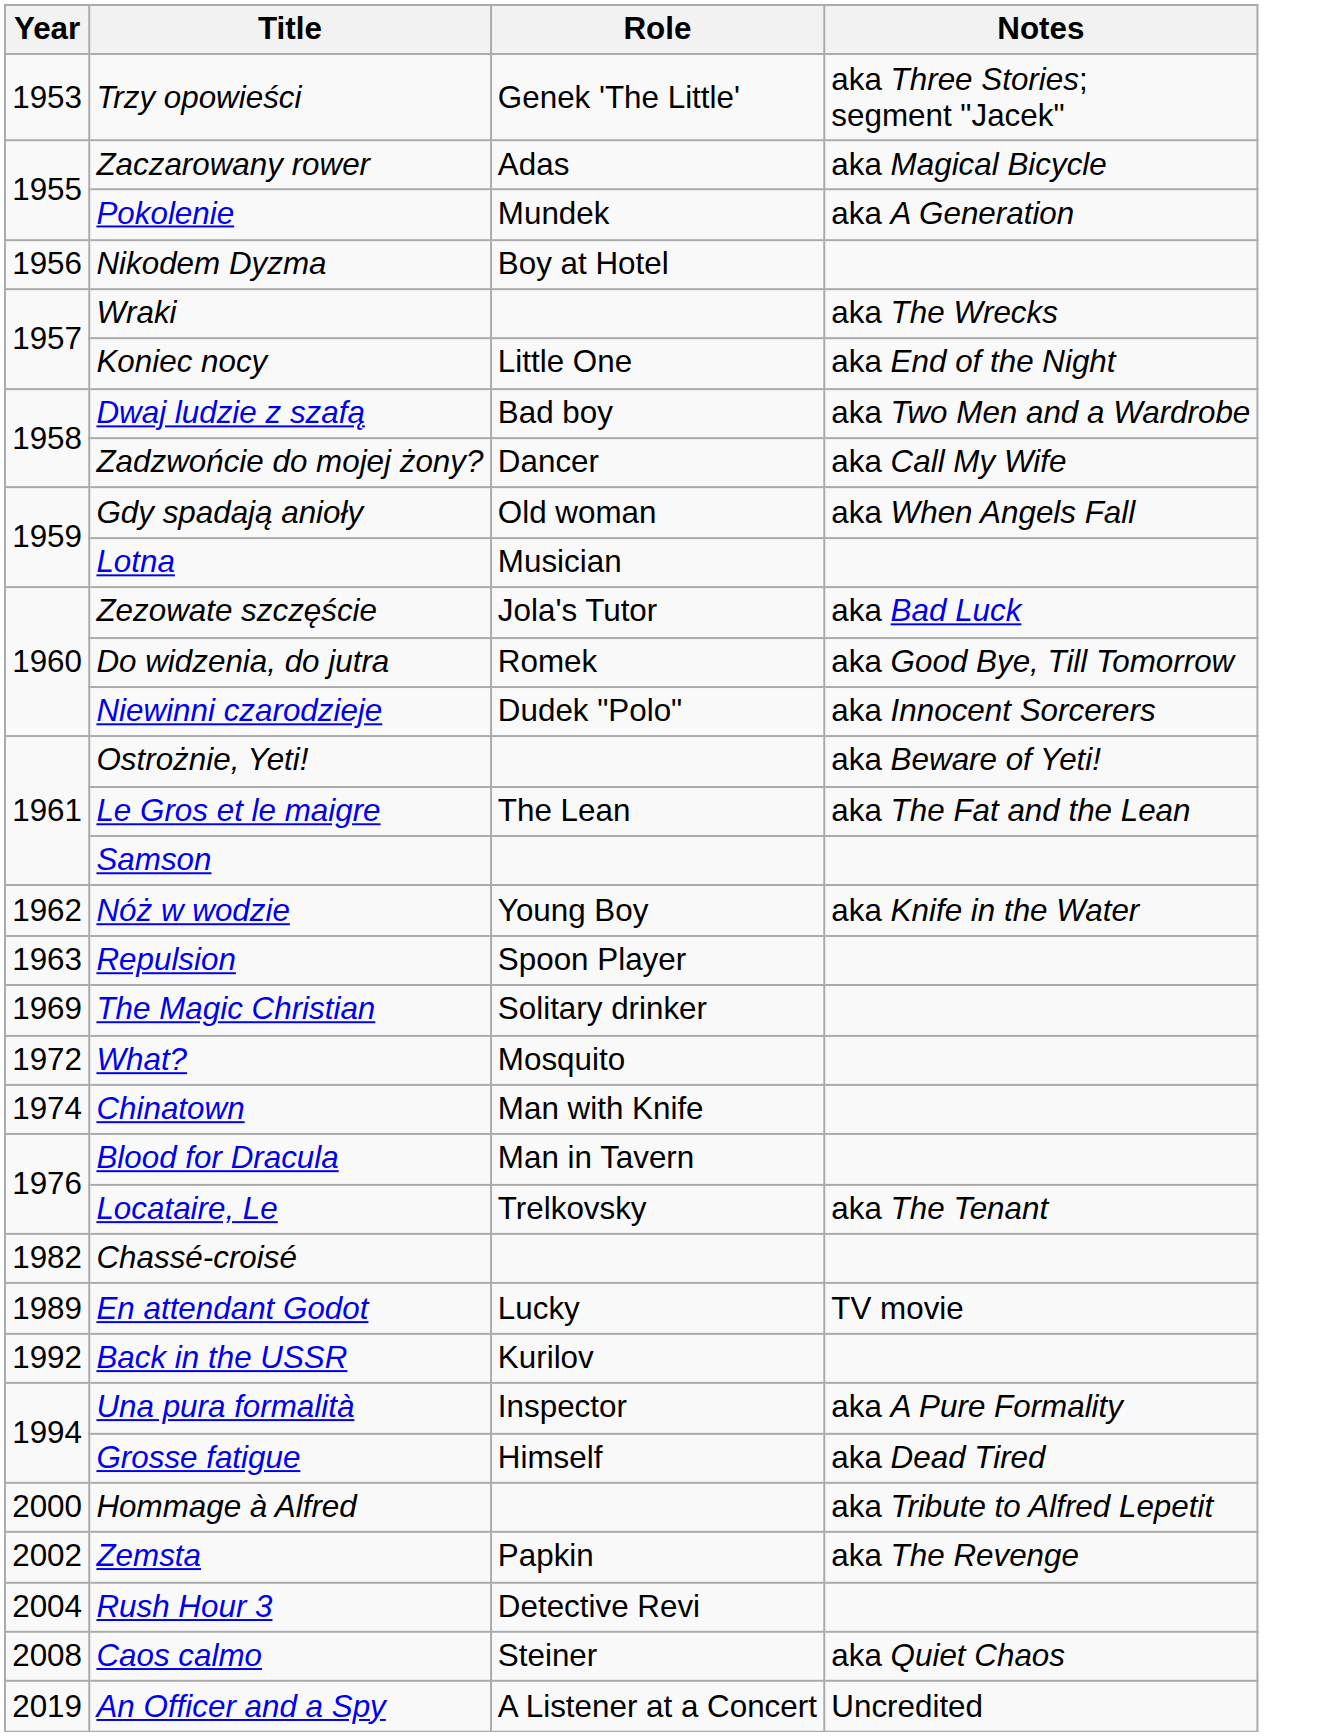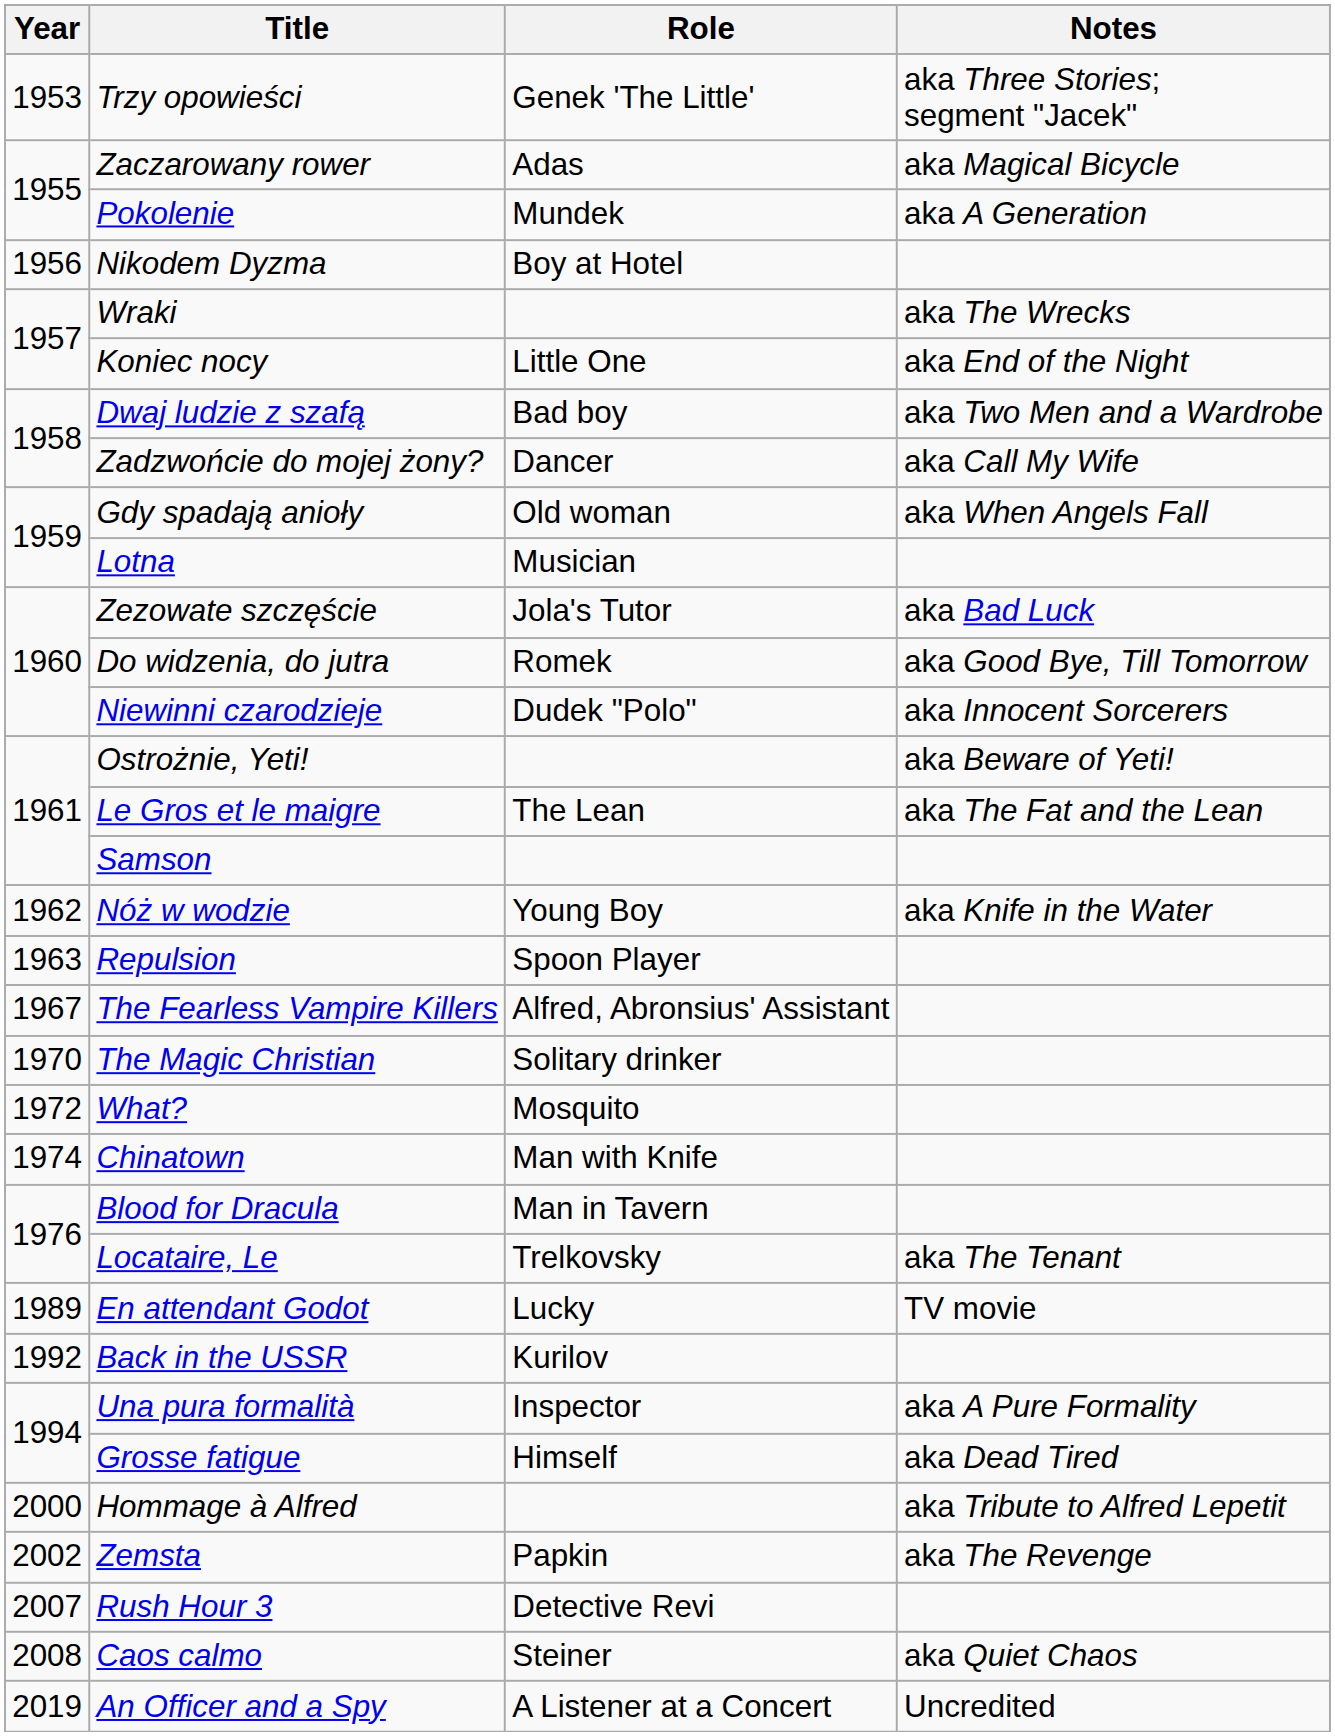+ row: (297, 1009)
(47, 1009) 1969 -> (47, 1059) 1970
- row: (197, 1258)
(47, 1606) 2004 -> (47, 1606) 2007
